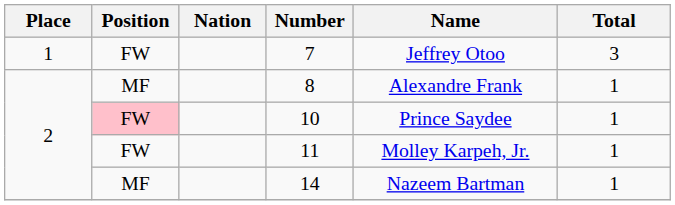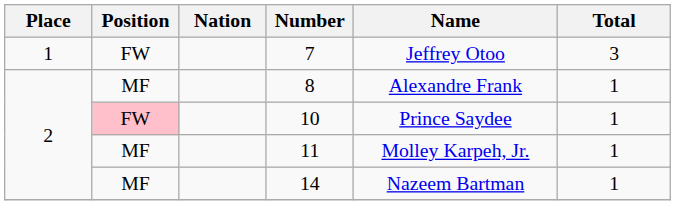(135, 151) FW -> (135, 151) MF
